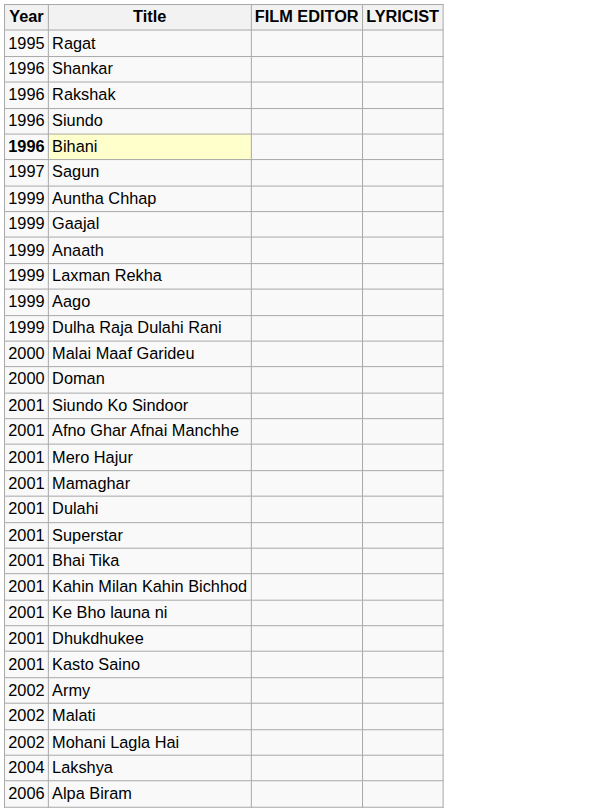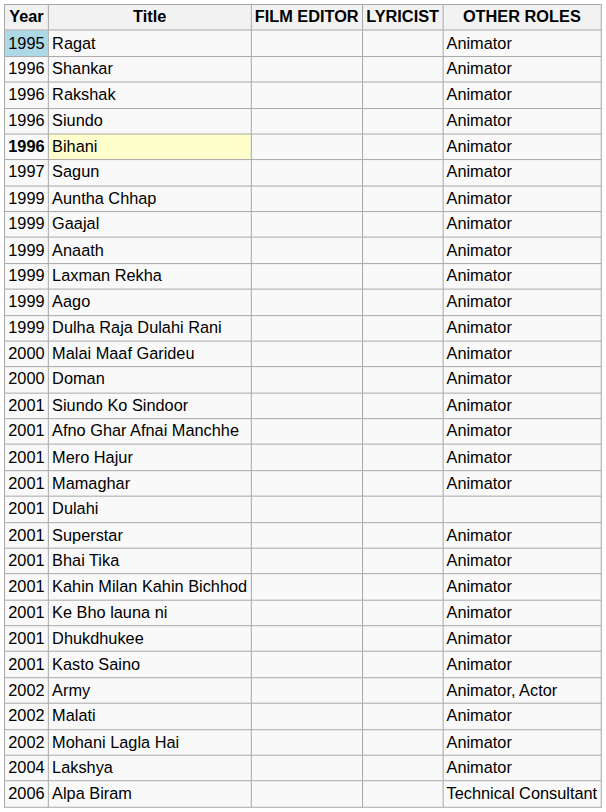+ column: (522, 17)
(26, 43) no background -> (26, 43) lightblue background
